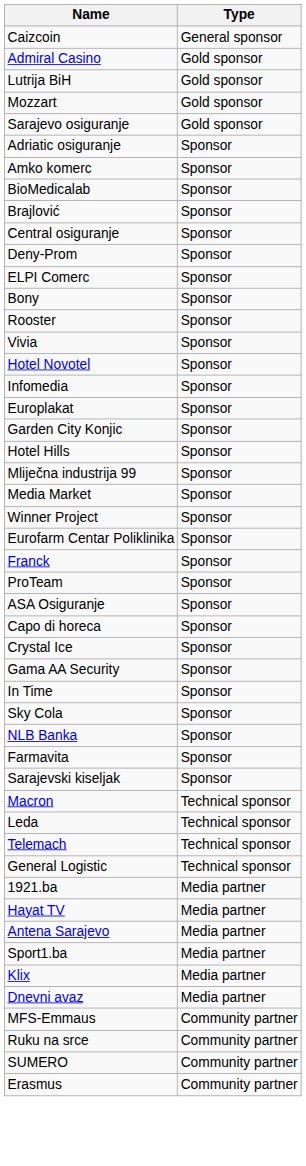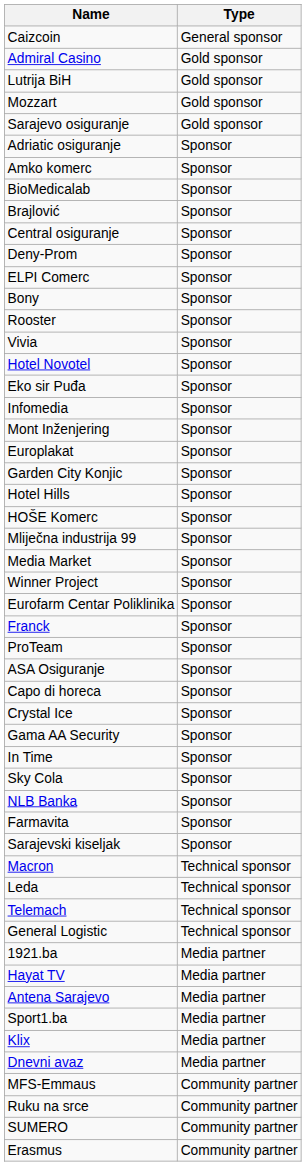+ row: (47, 386)
+ row: (58, 430)
+ row: (53, 517)
